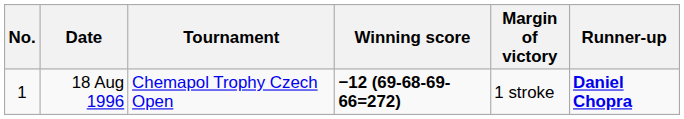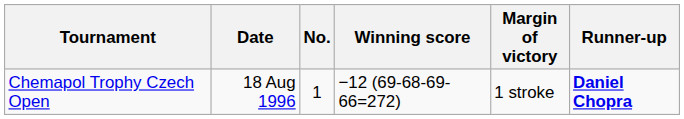columns swapped: (22, 37) <-> (231, 37)
(394, 92) bold -> (394, 92) normal
